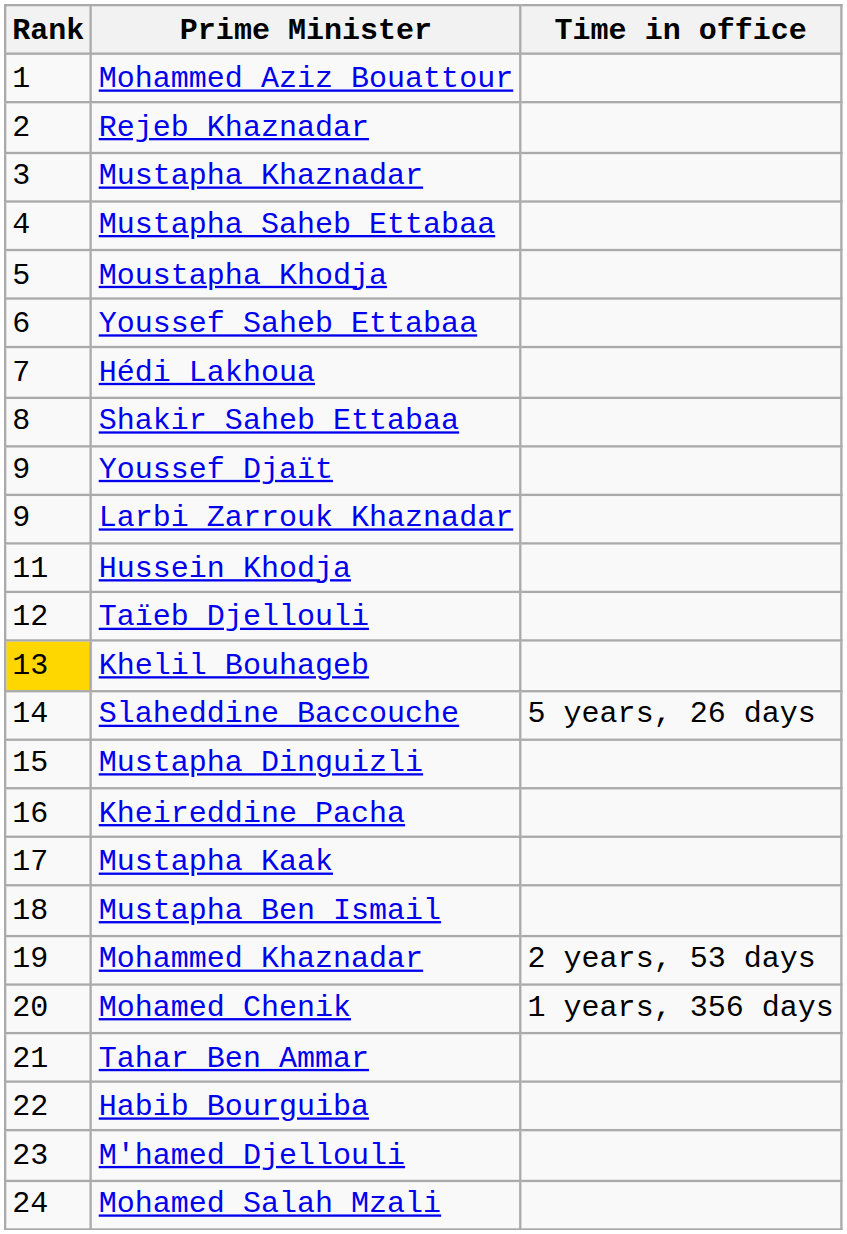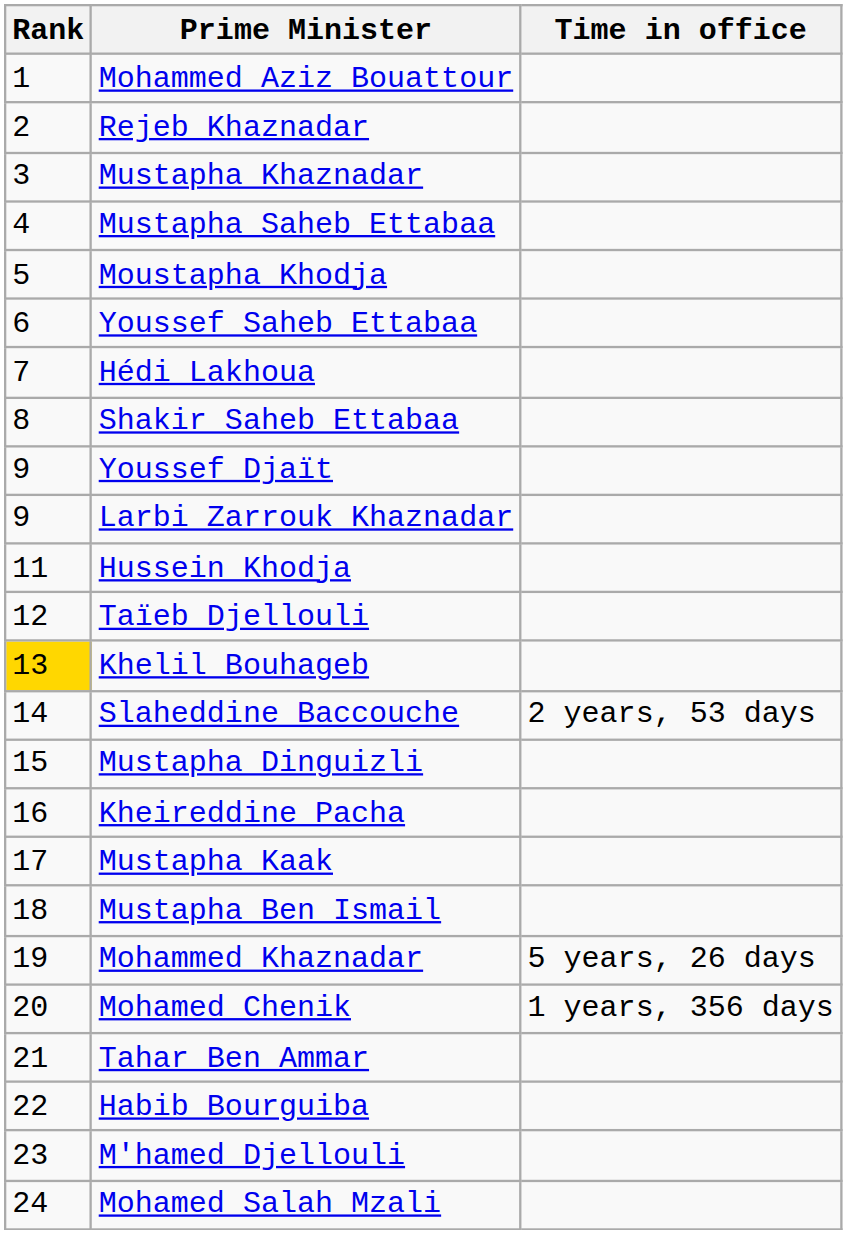(672, 715) 5 years, 26 days -> (672, 715) 2 years, 53 days
(672, 960) 2 years, 53 days -> (672, 960) 5 years, 26 days
